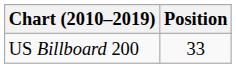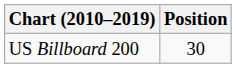(196, 48) 33 -> (196, 48) 30
